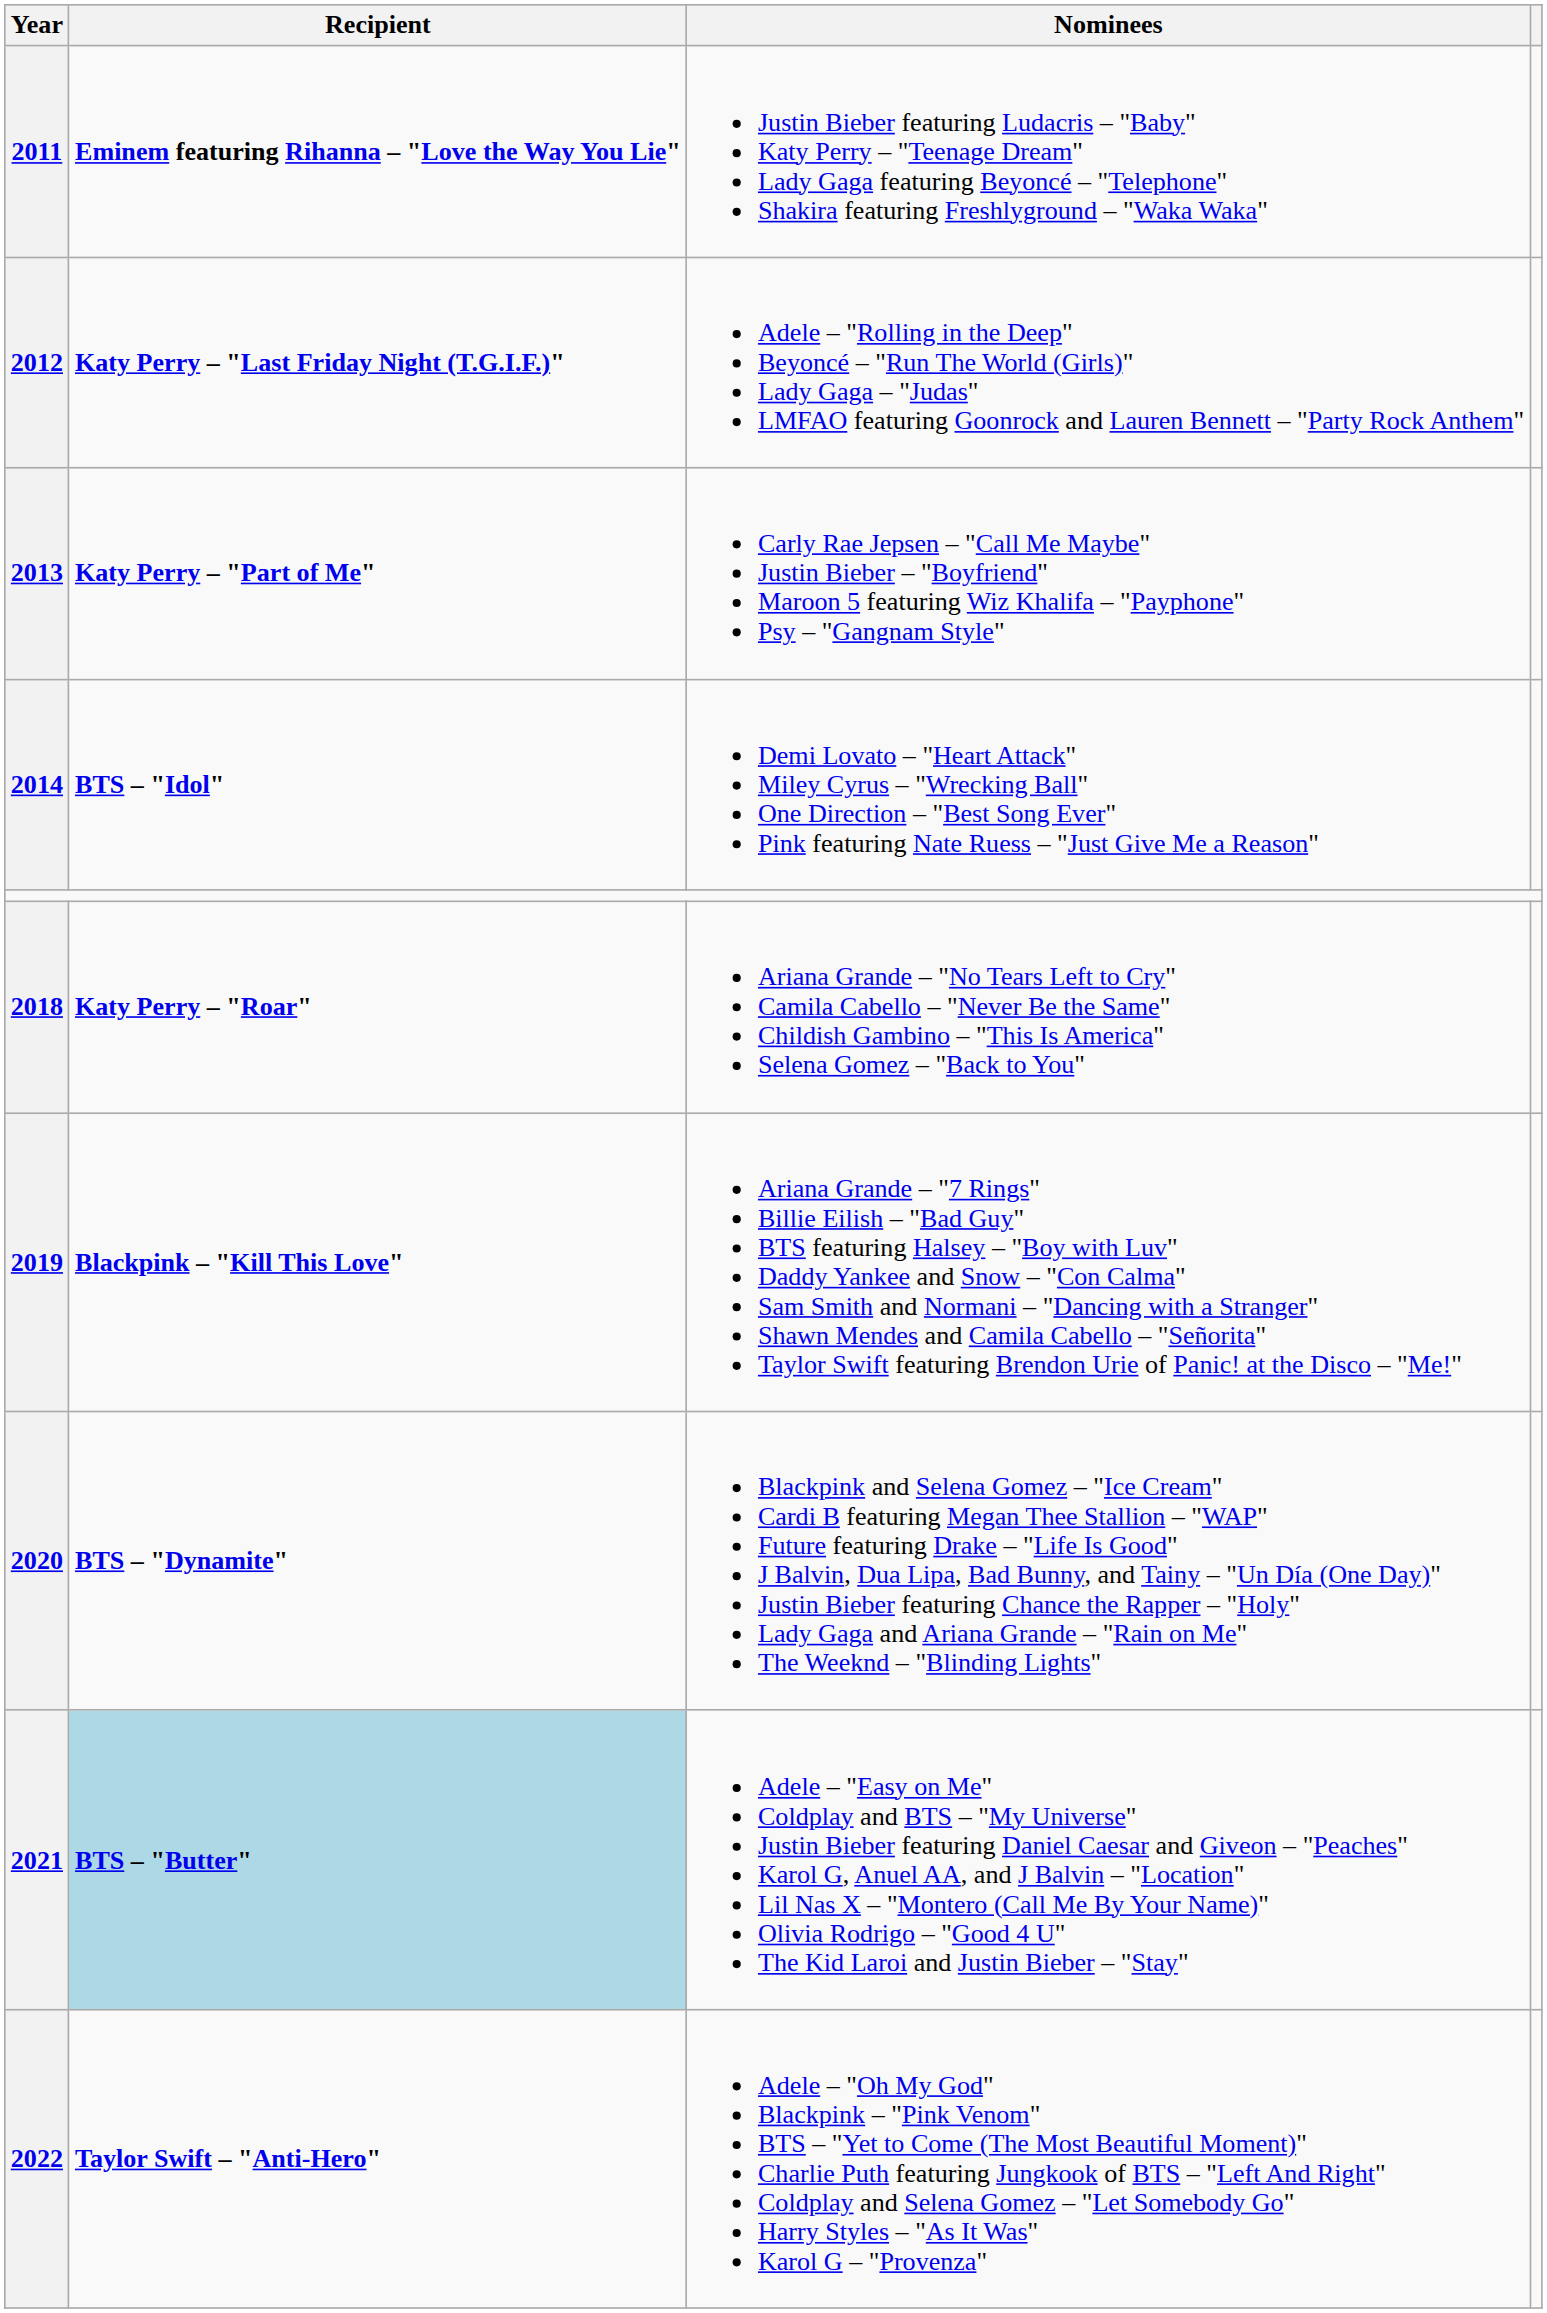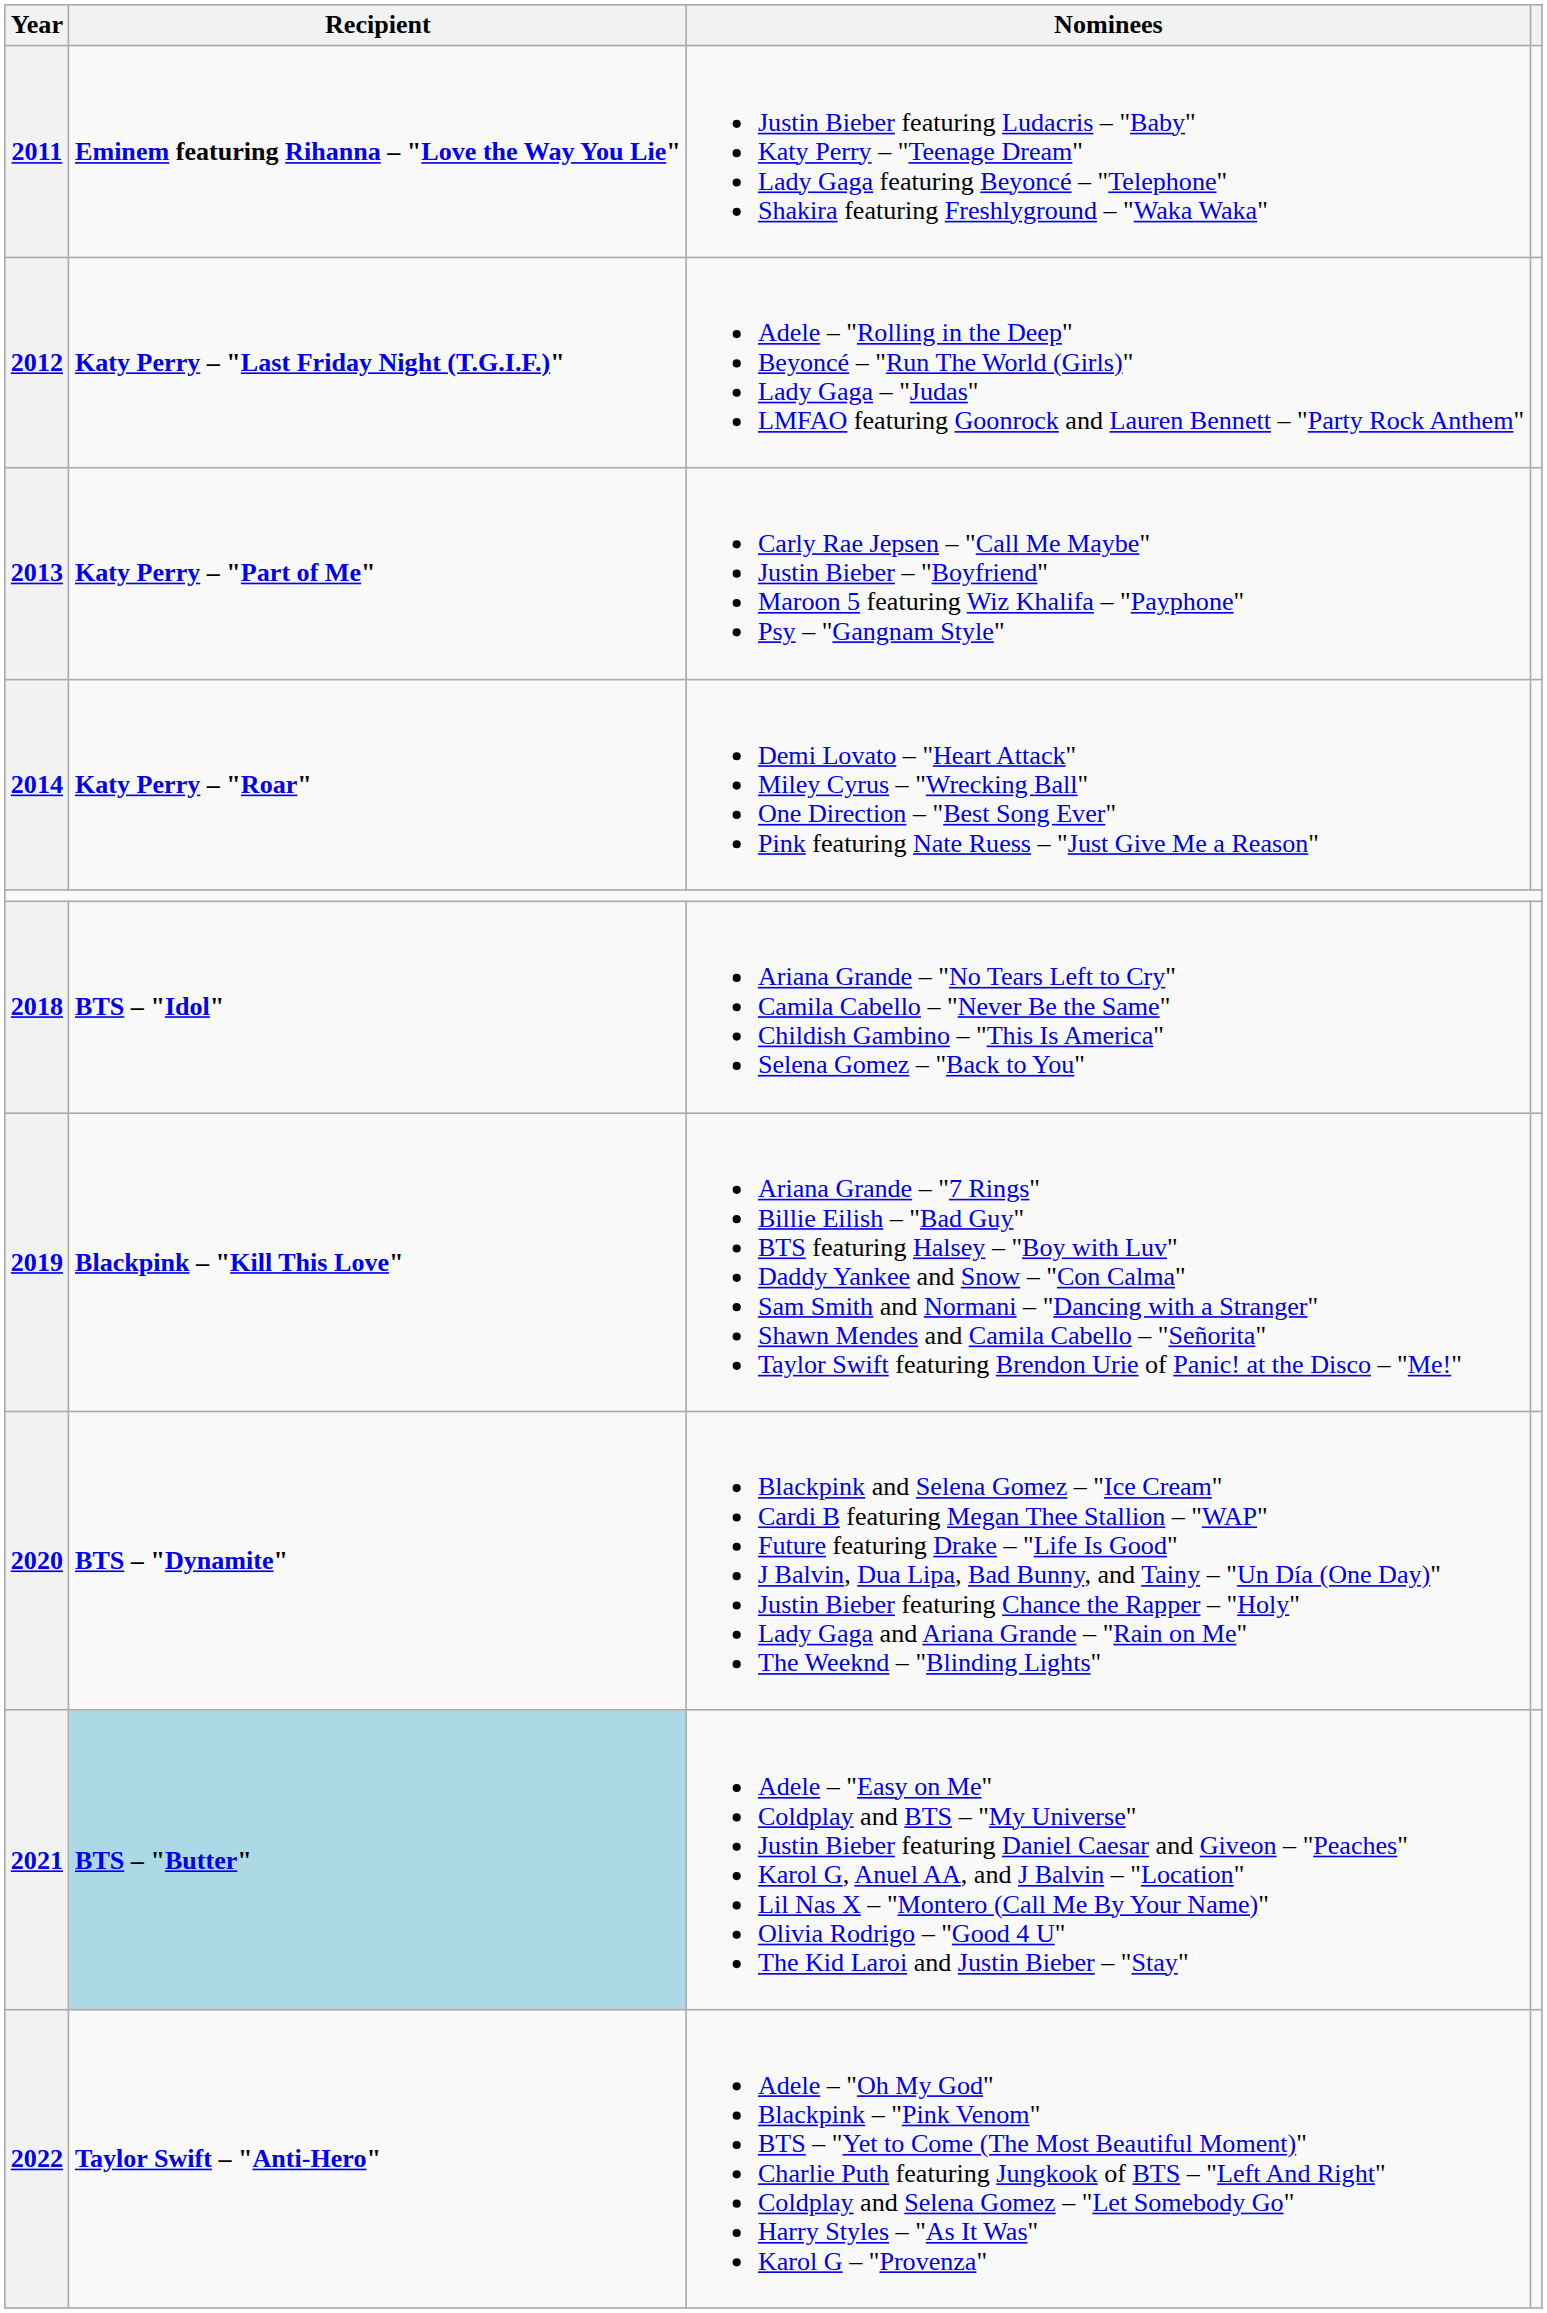(150, 783) BTS – "Idol" -> (193, 783) Katy Perry – "Roar"
(193, 1006) Katy Perry – "Roar" -> (150, 1006) BTS – "Idol"
